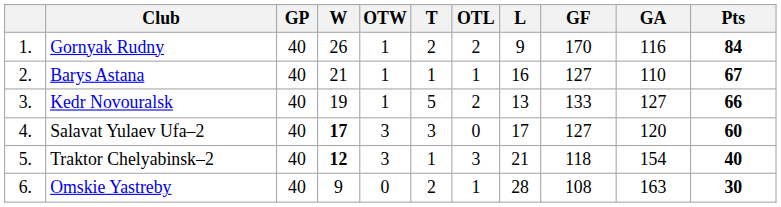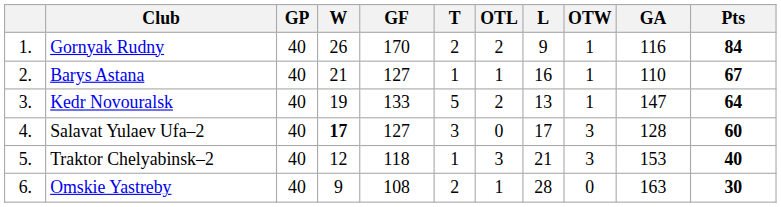columns swapped: (385, 18) <-> (578, 18)
(653, 103) 127 -> (653, 103) 147
(733, 103) 66 -> (733, 103) 64
(653, 131) 120 -> (653, 131) 128
(338, 159) bold -> (338, 159) normal
(653, 159) 154 -> (653, 159) 153
